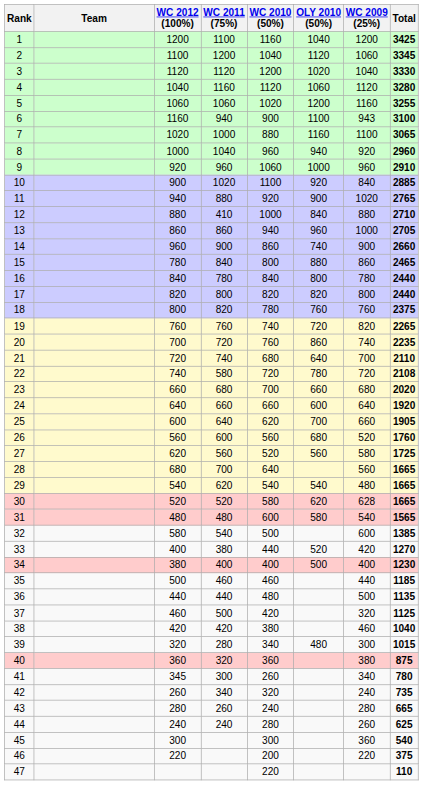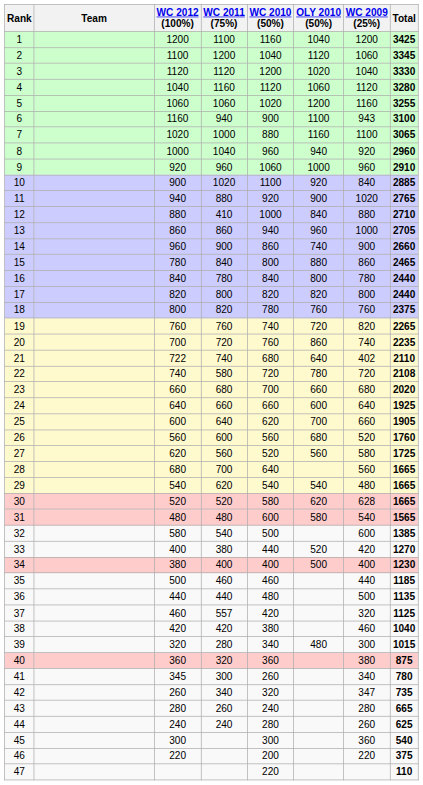(178, 358) 720 -> (178, 358) 722
(367, 358) 700 -> (367, 358) 402
(404, 406) 1920 -> (404, 406) 1925
(224, 613) 500 -> (224, 613) 557
(367, 693) 240 -> (367, 693) 347
